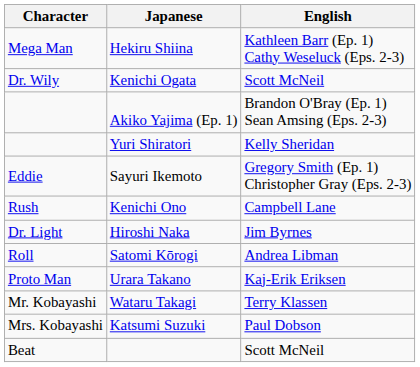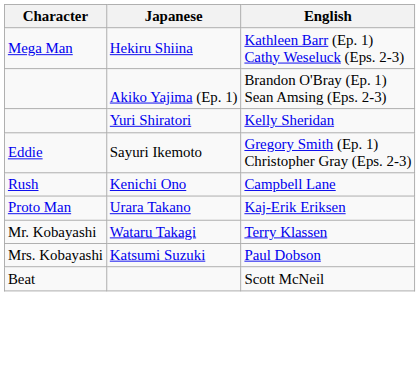- row: (153, 80)
- row: (150, 231)
- row: (154, 255)
